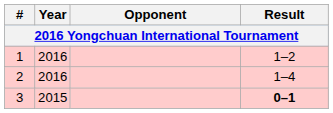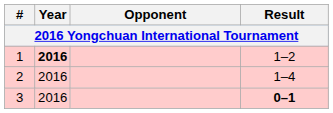(53, 56) normal -> (53, 56) bold
(53, 98) 2015 -> (53, 98) 2016
